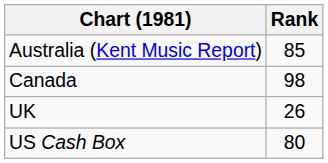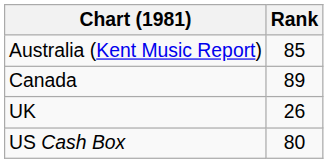(295, 81) 98 -> (295, 81) 89
